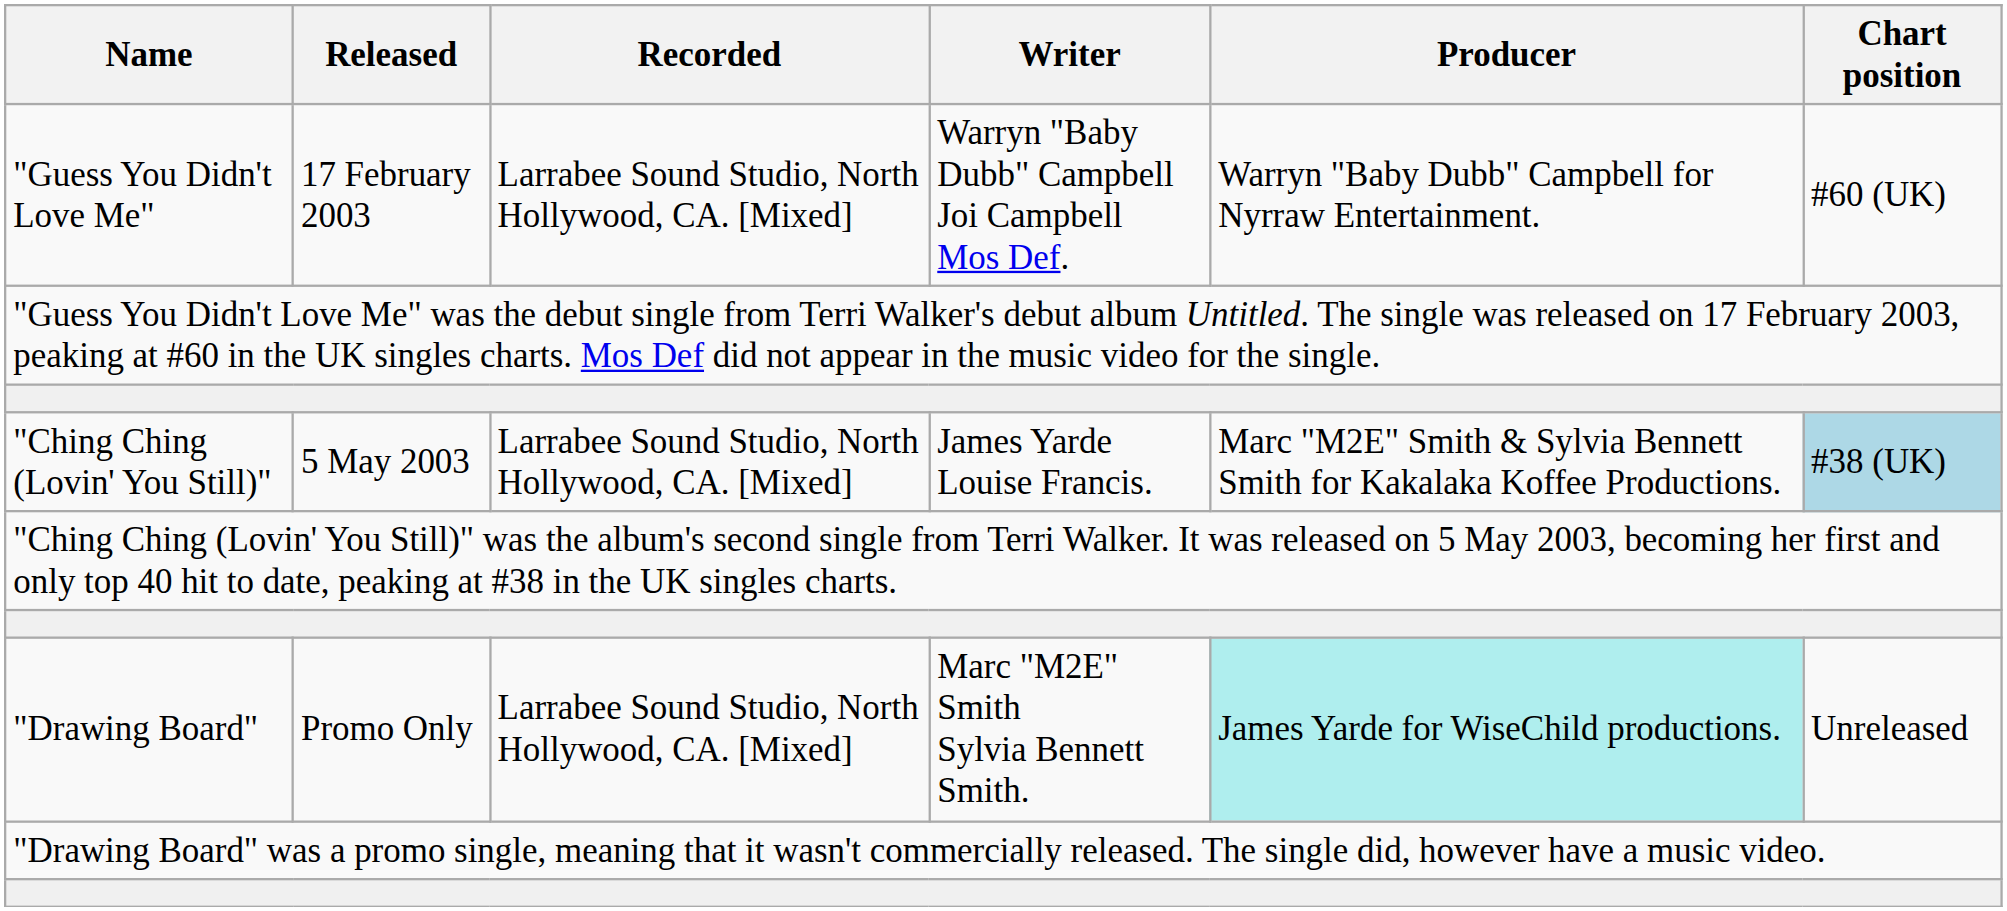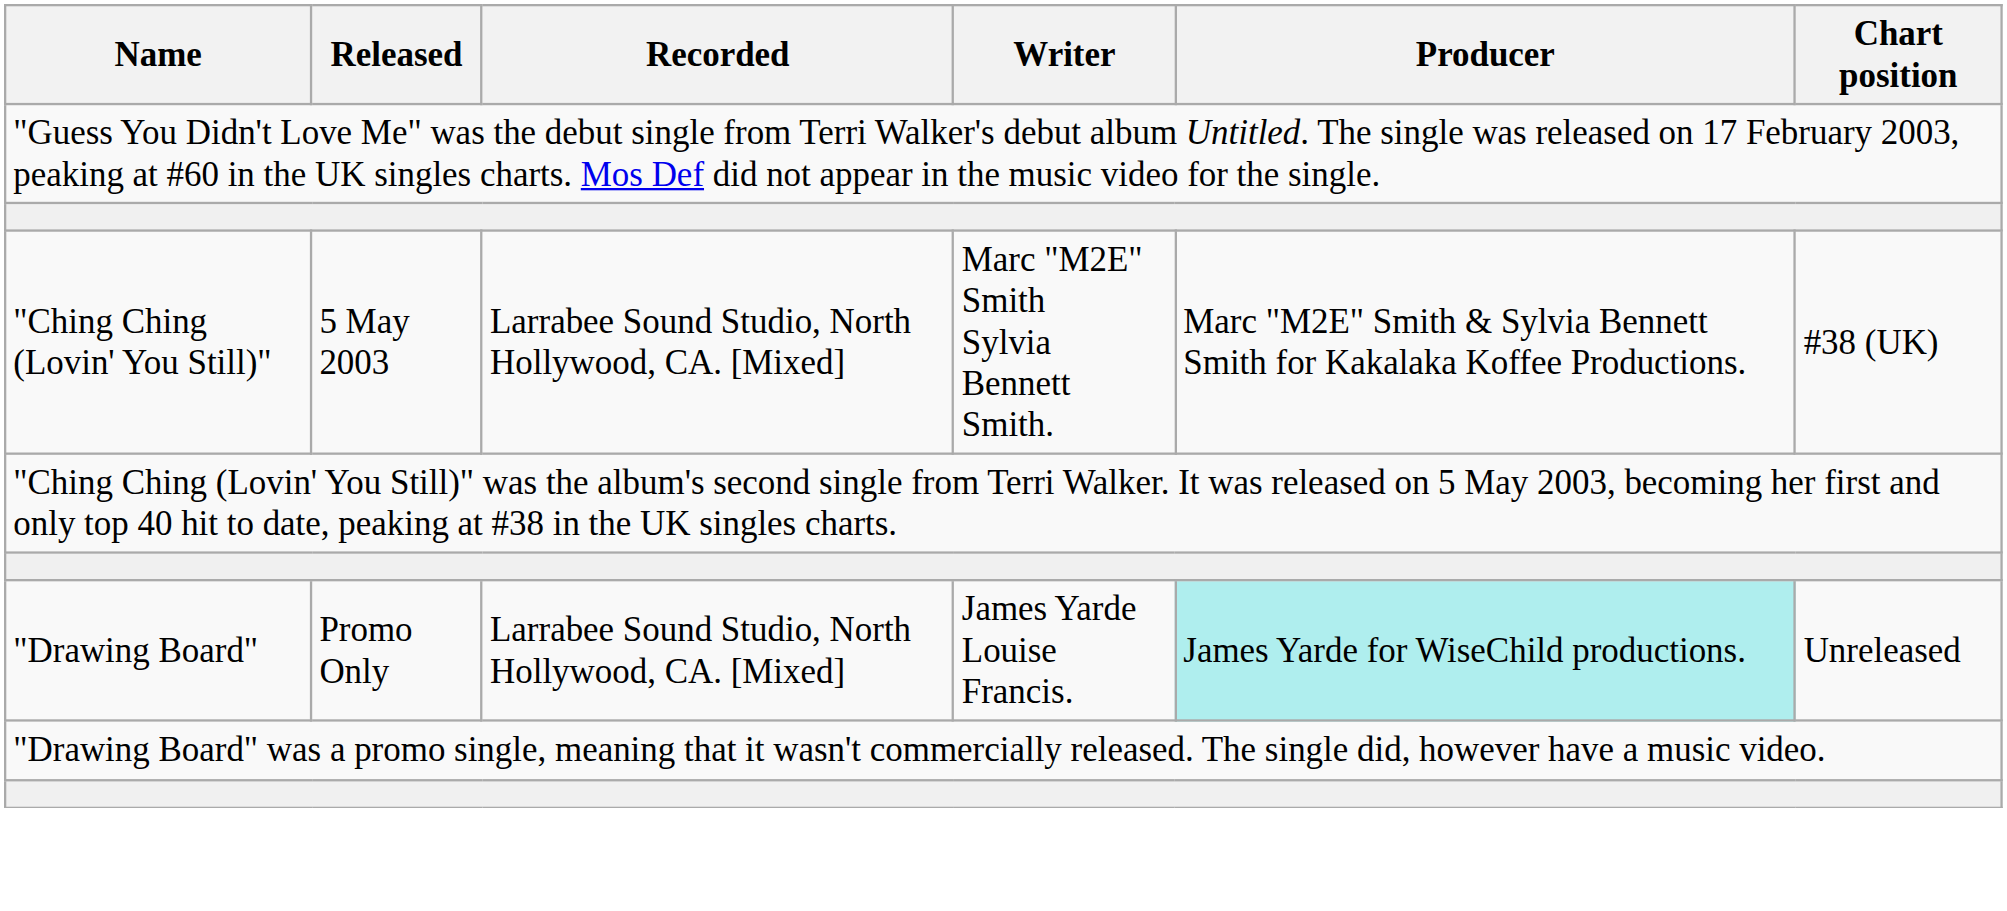- row: (142, 194)
(1045, 461) James Yarde Louise Francis. -> (1052, 342) Marc "M2E" Smith Sylvia Bennett Smith.
(1879, 461) lightblue background -> (1871, 342) no background
(1041, 729) Marc "M2E" Smith Sylvia Bennett Smith. -> (1049, 650) James Yarde Louise Francis.
